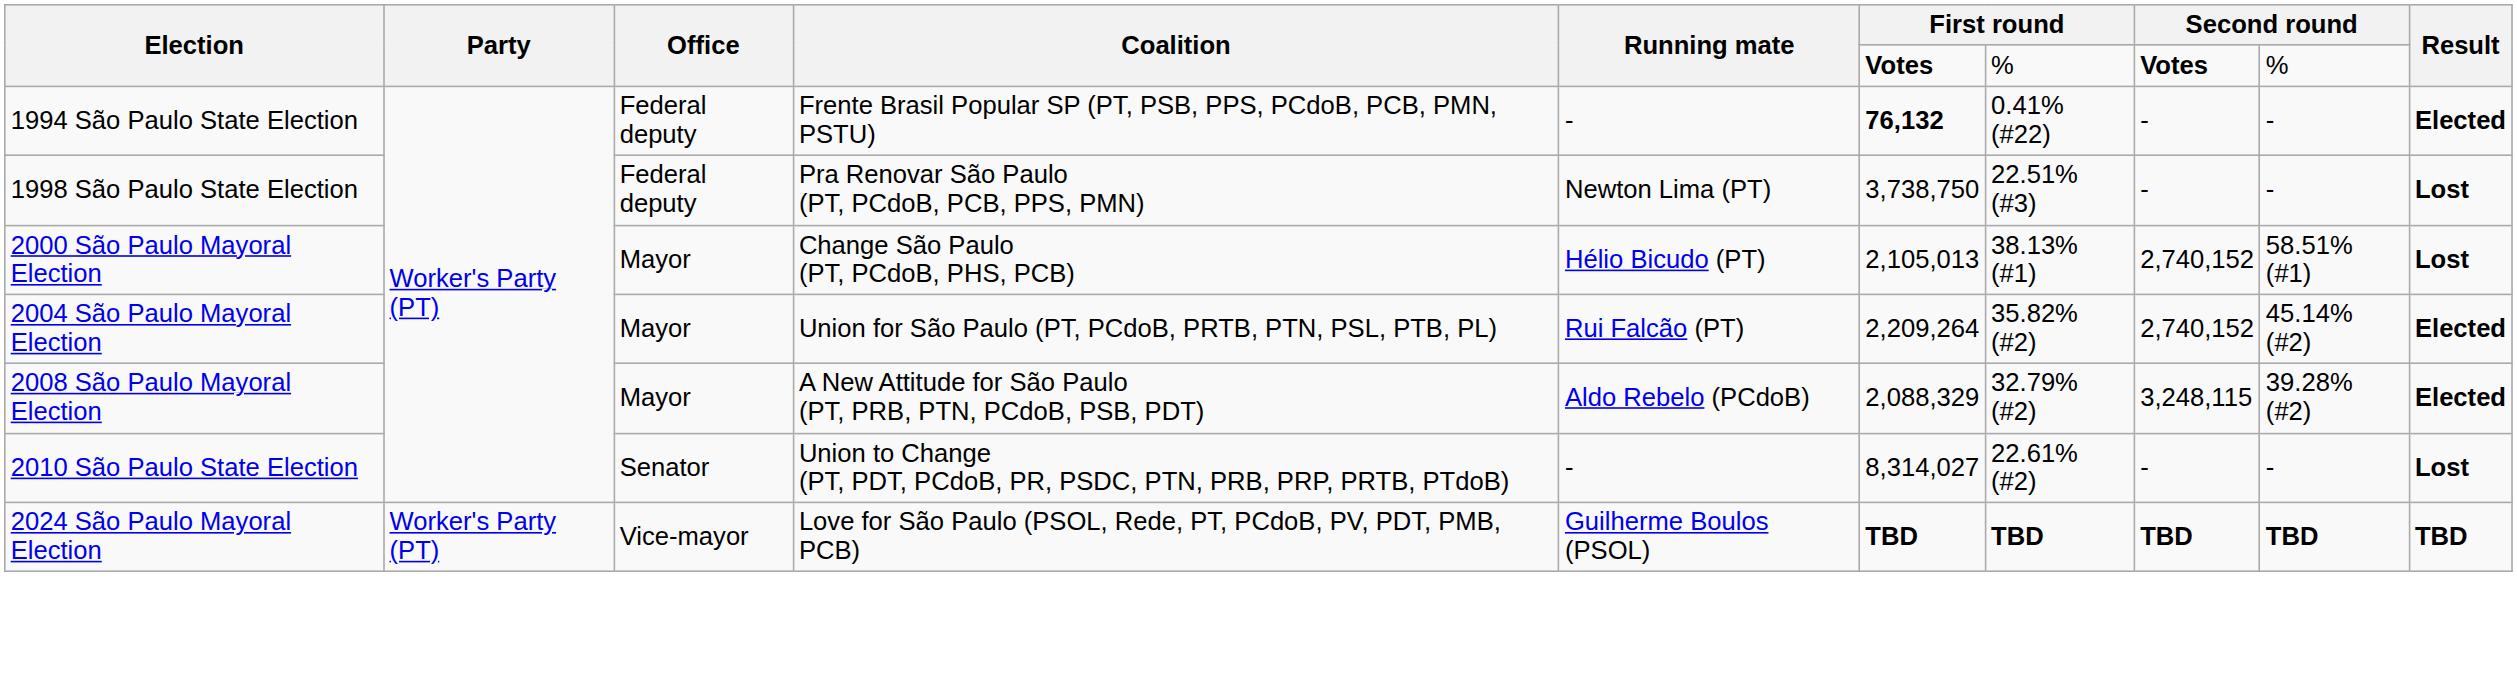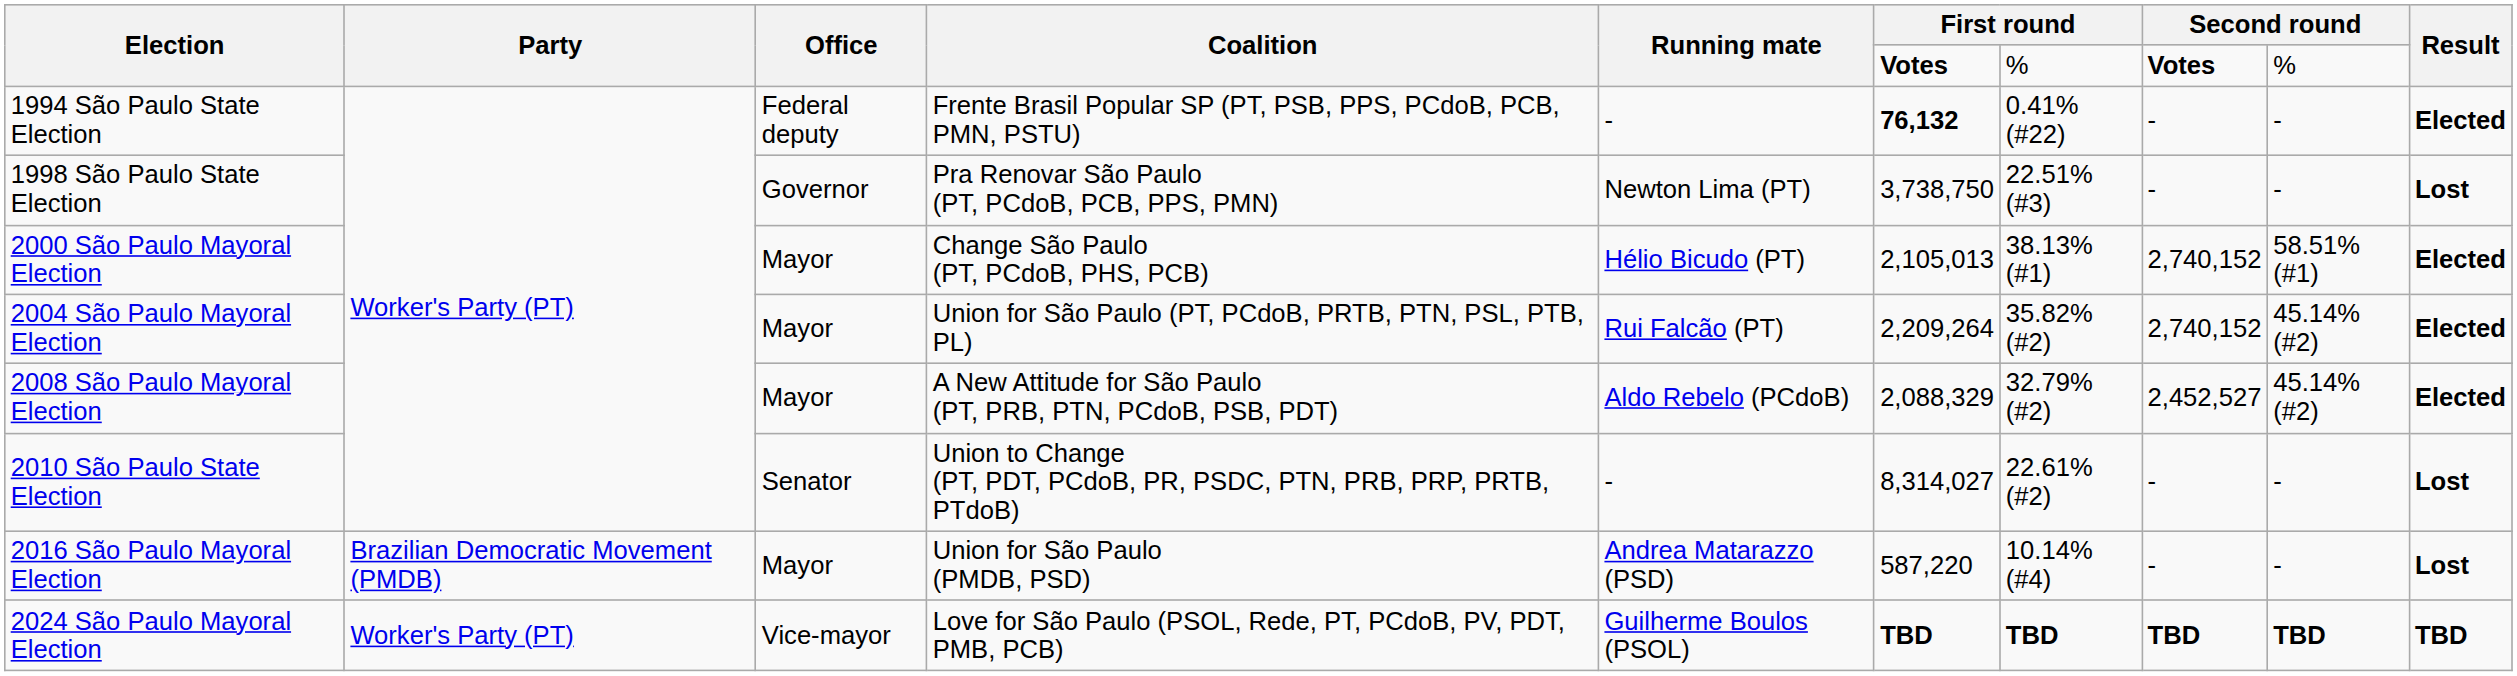(663, 189) Federal deputy -> (815, 189) Governor
(2442, 259) Lost -> (2460, 259) Elected
(2196, 398) 3,248,115 -> (2204, 398) 2,452,527
(2309, 398) 39.28% (#2) -> (2317, 398) 45.14% (#2)
+ row: (151, 565)
